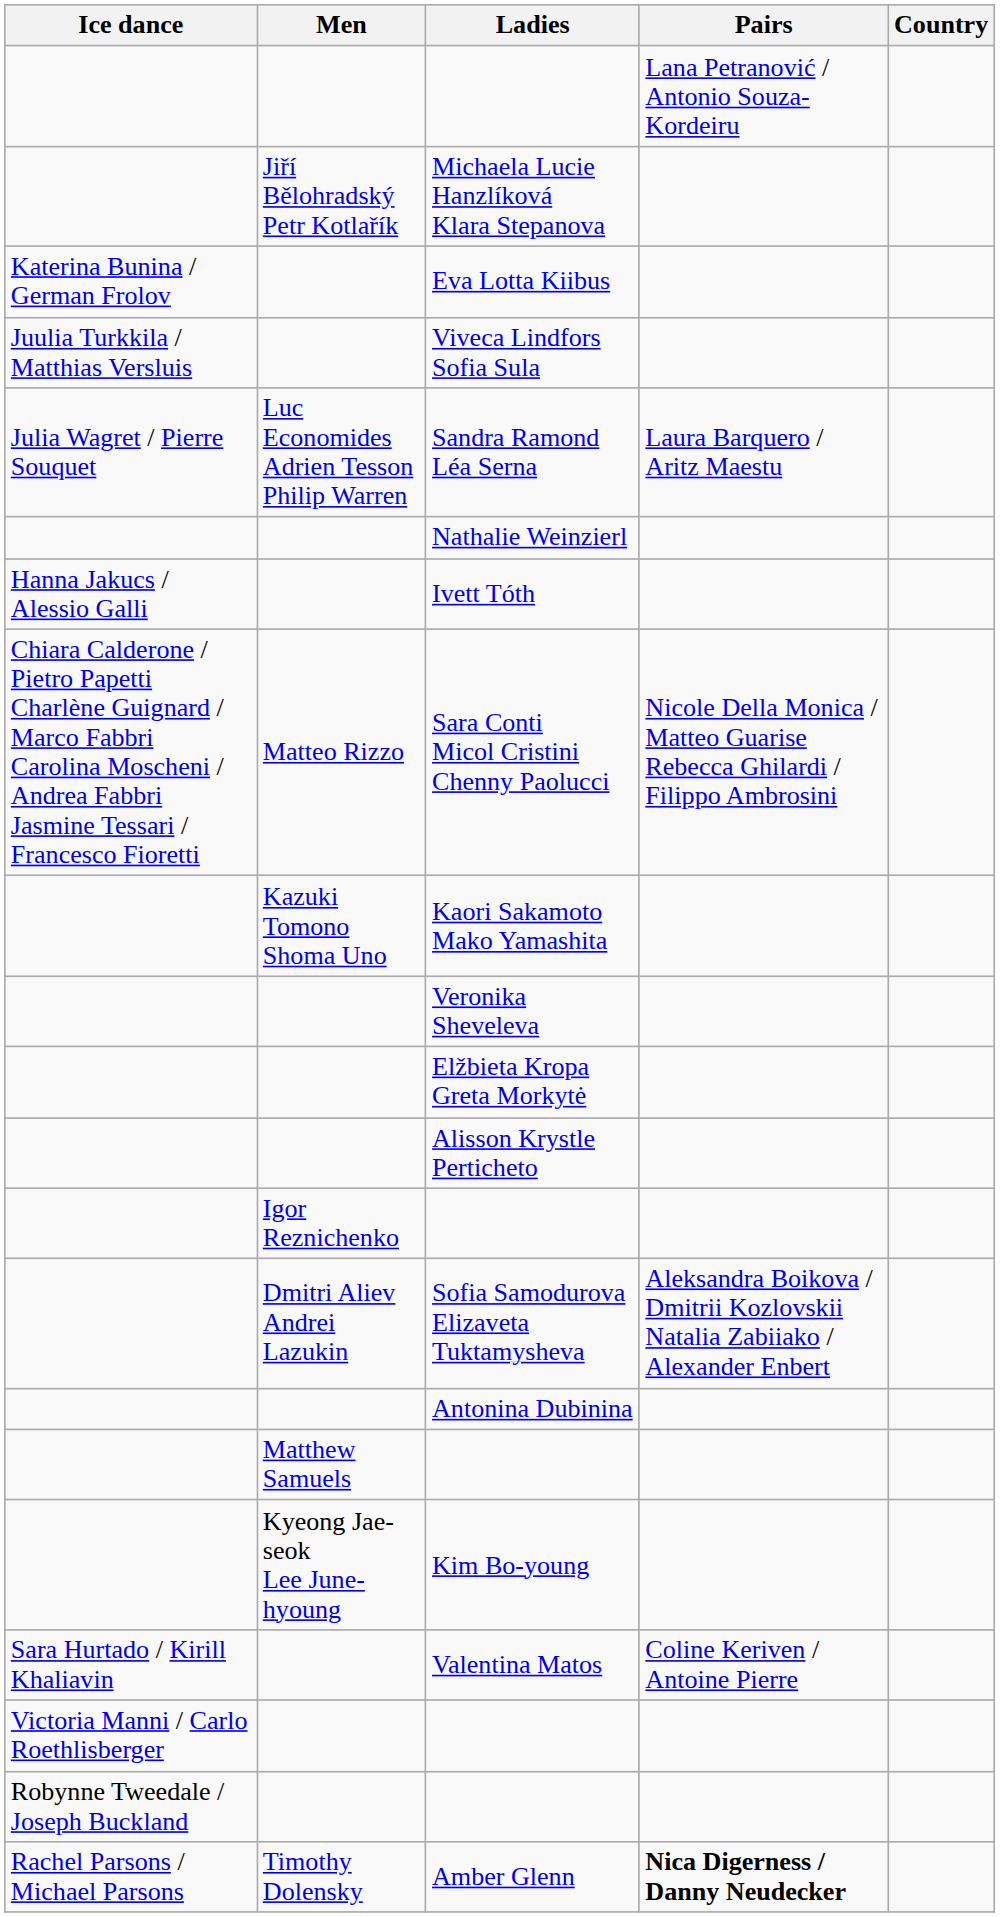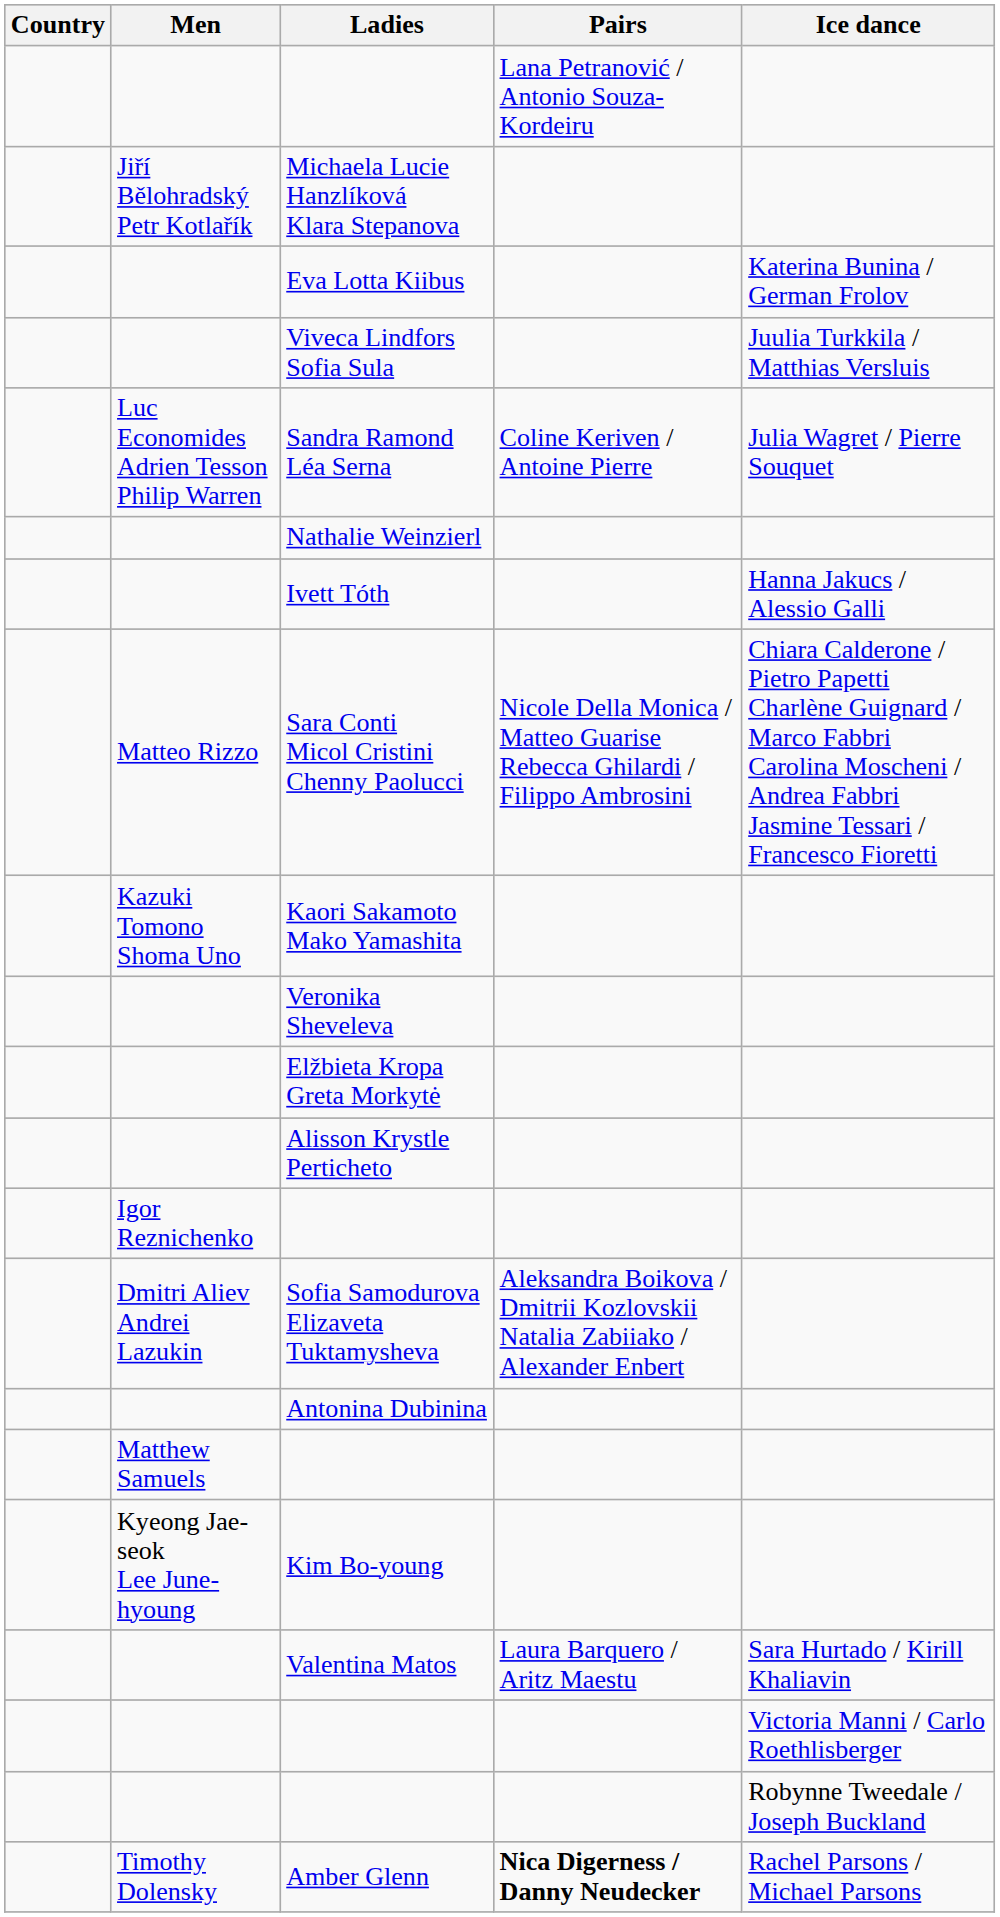columns swapped: (941, 25) <-> (131, 25)
(734, 452) Laura Barquero / Aritz Maestu -> (586, 452) Coline Keriven / Antoine Pierre
(732, 1664) Coline Keriven / Antoine Pierre -> (589, 1664) Laura Barquero / Aritz Maestu
